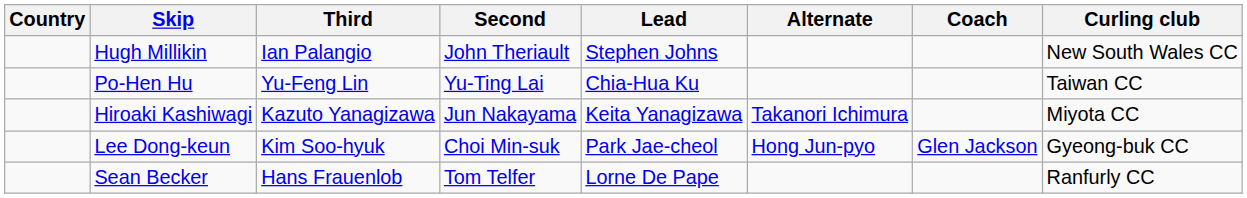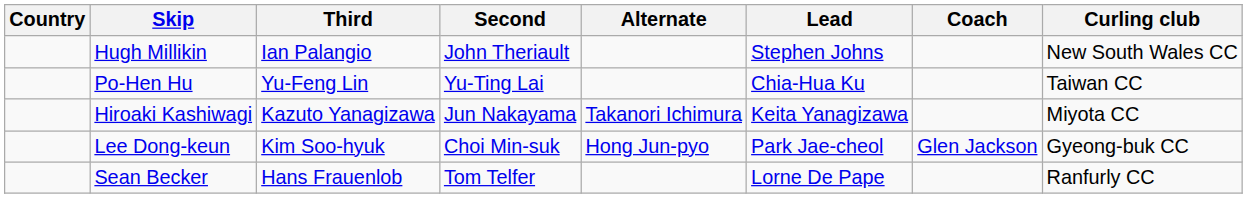columns swapped: (664, 20) <-> (830, 20)
